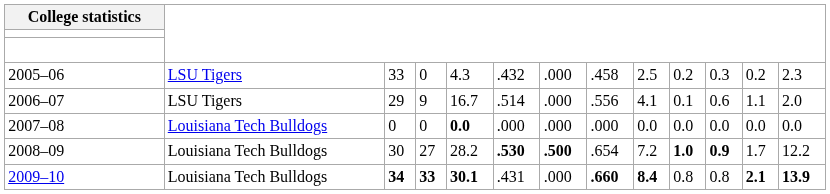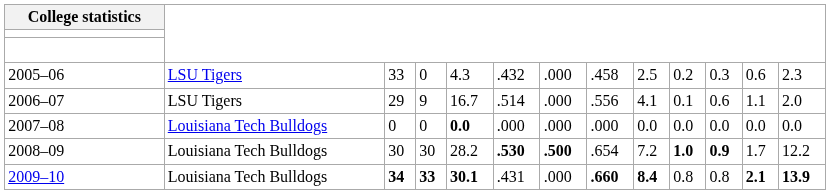(756, 75) 0.2 -> (756, 75) 0.6
(427, 151) 27 -> (427, 151) 30
